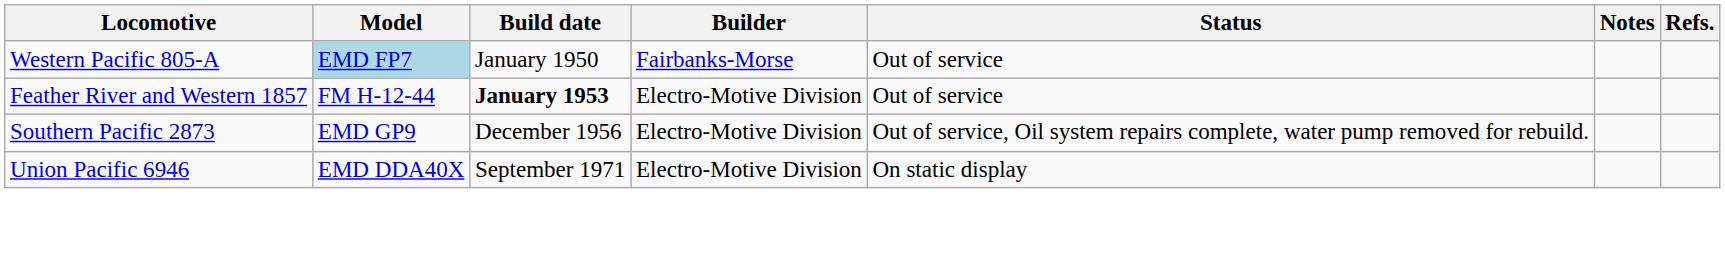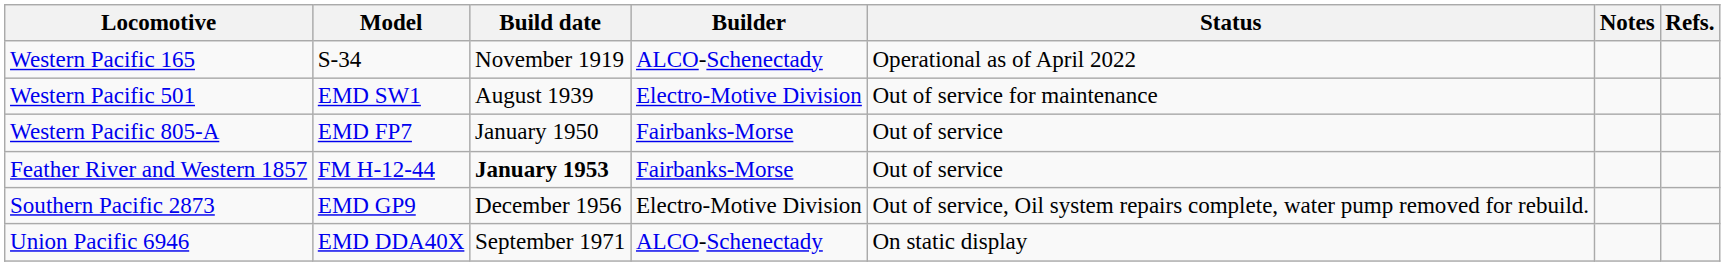+ row: (103, 59)
+ row: (103, 95)
(365, 59) lightblue background -> (365, 132) no background
(749, 95) Electro-Motive Division -> (715, 168) Fairbanks-Morse
(749, 168) Electro-Motive Division -> (729, 242) ALCO-Schenectady
